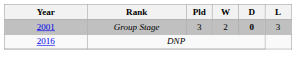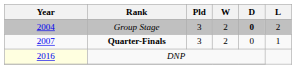(46, 27) 2001 -> (46, 27) 2004
(278, 27) 3 -> (278, 27) 2
+ row: (137, 42)
(46, 42) no background -> (46, 57) lightyellow background
